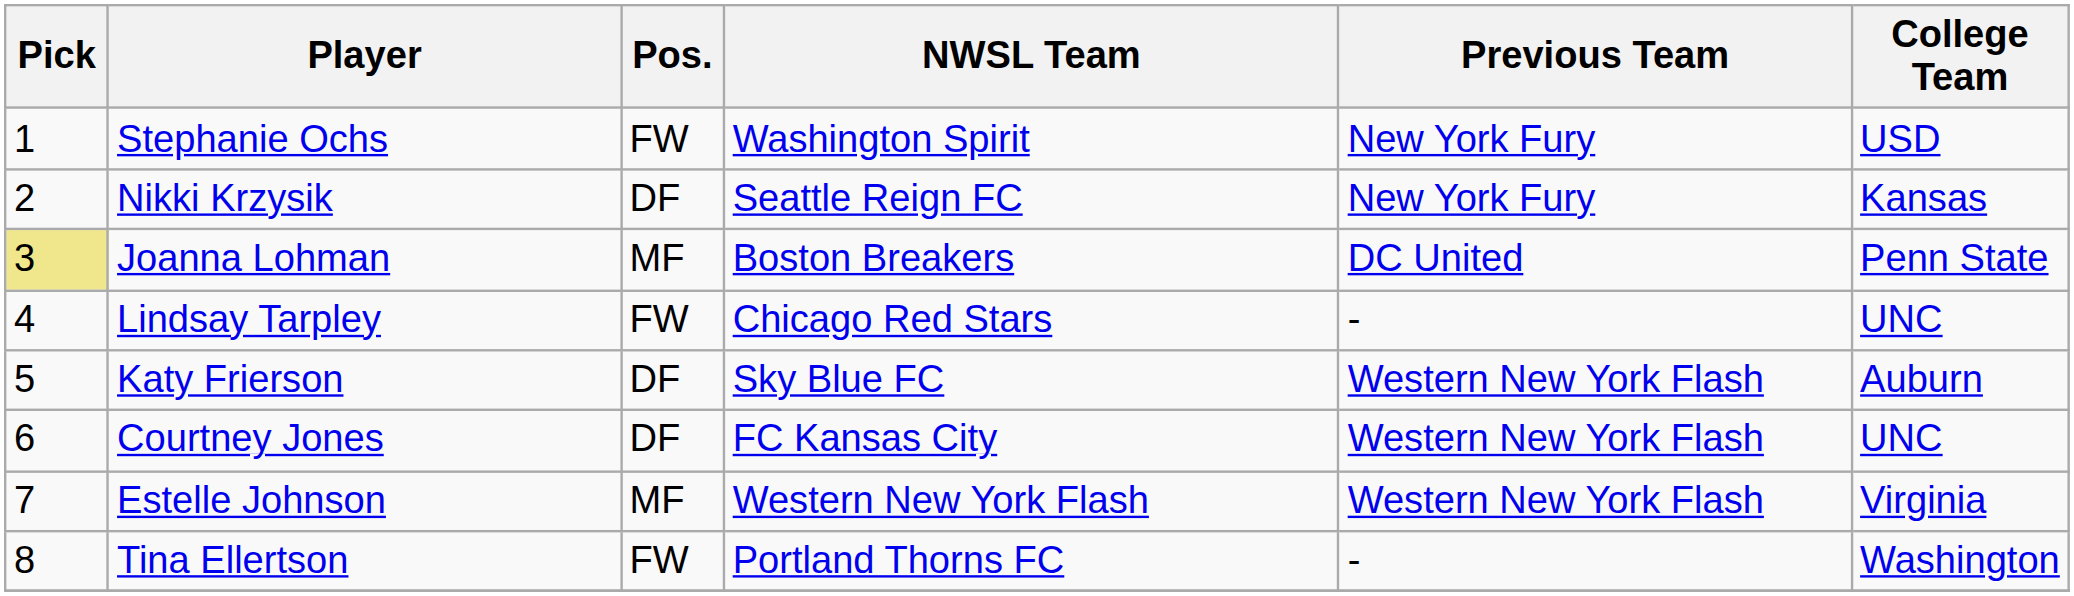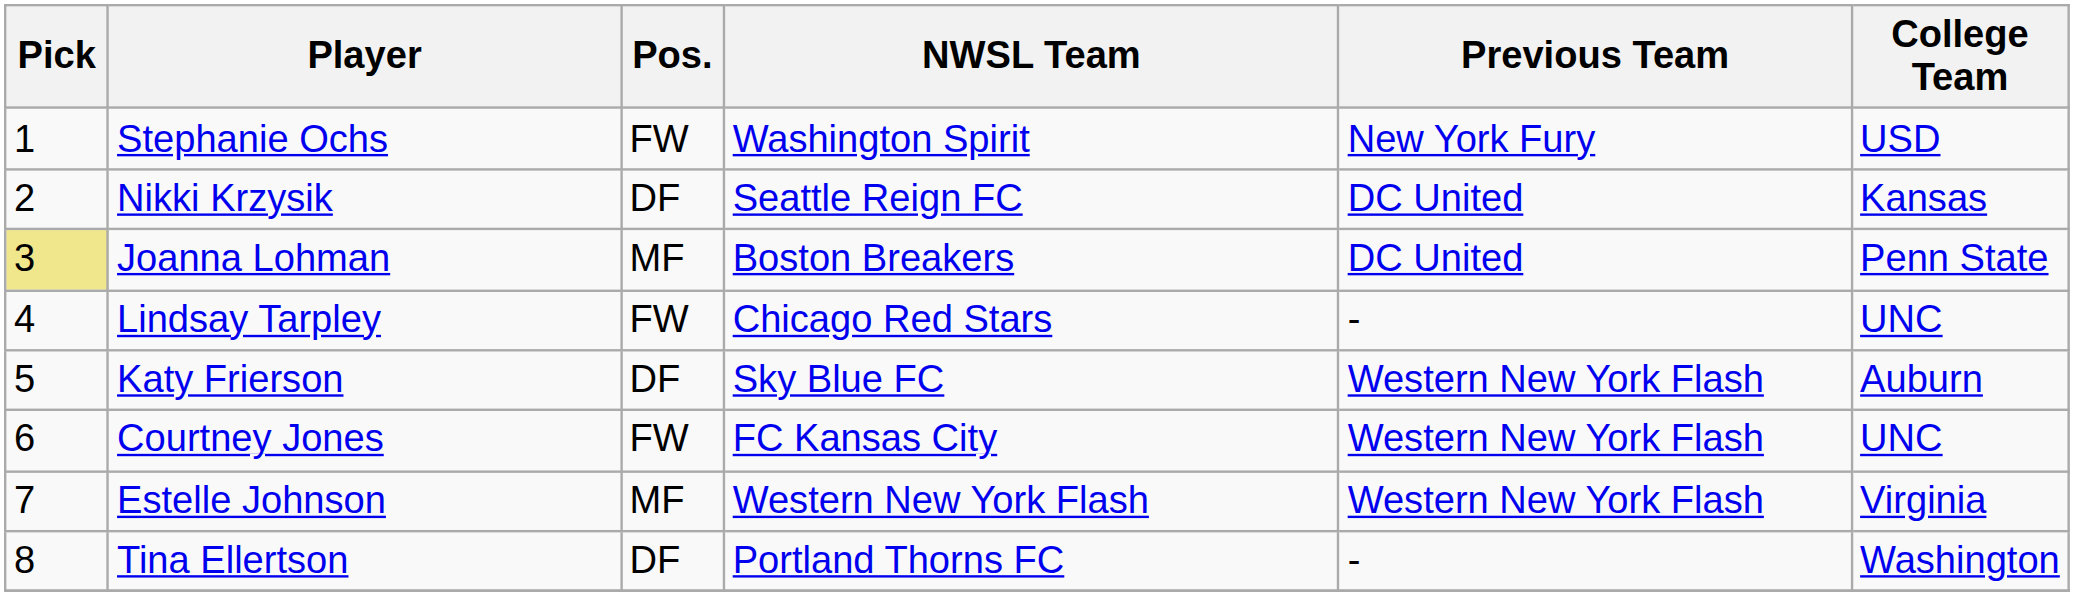(1471, 198) New York Fury -> (1435, 198) DC United
(655, 439) DF -> (659, 439) FW
(659, 560) FW -> (655, 560) DF
